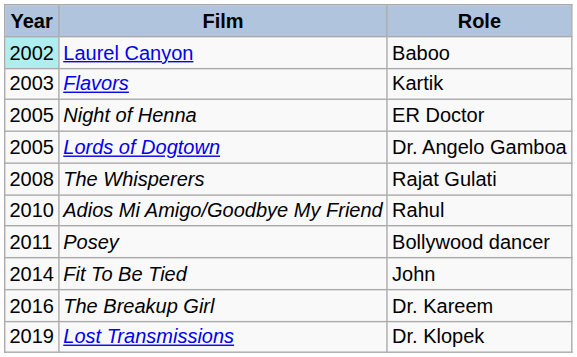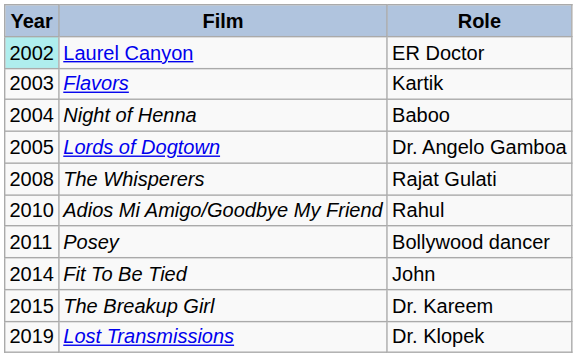(421, 53) Baboo -> (438, 53) ER Doctor
(32, 116) 2005 -> (32, 116) 2004
(438, 116) ER Doctor -> (421, 116) Baboo
(32, 305) 2016 -> (32, 305) 2015
